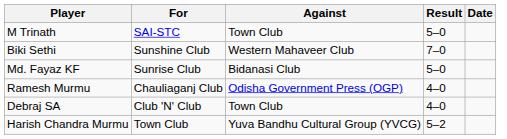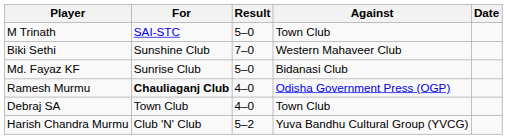columns swapped: (325, 13) <-> (444, 13)
(178, 87) normal -> (182, 87) bold
(168, 106) Club 'N' Club -> (161, 106) Town Club
(161, 124) Town Club -> (168, 124) Club 'N' Club
